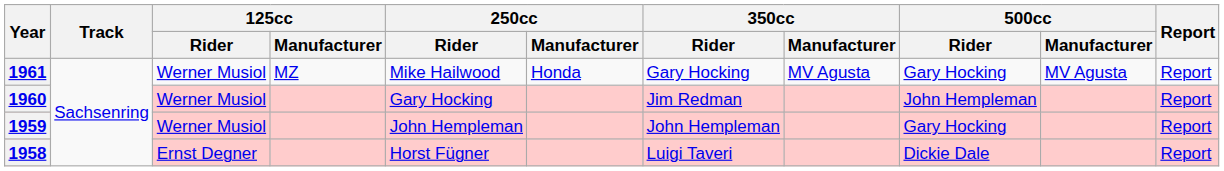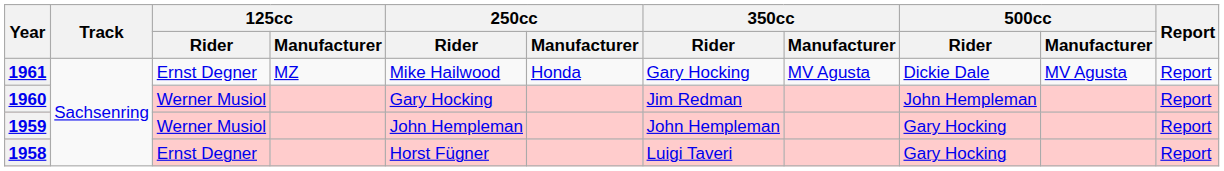(211, 72) Werner Musiol -> (207, 72) Ernst Degner
(955, 72) Gary Hocking -> (946, 72) Dickie Dale
(946, 153) Dickie Dale -> (955, 153) Gary Hocking
